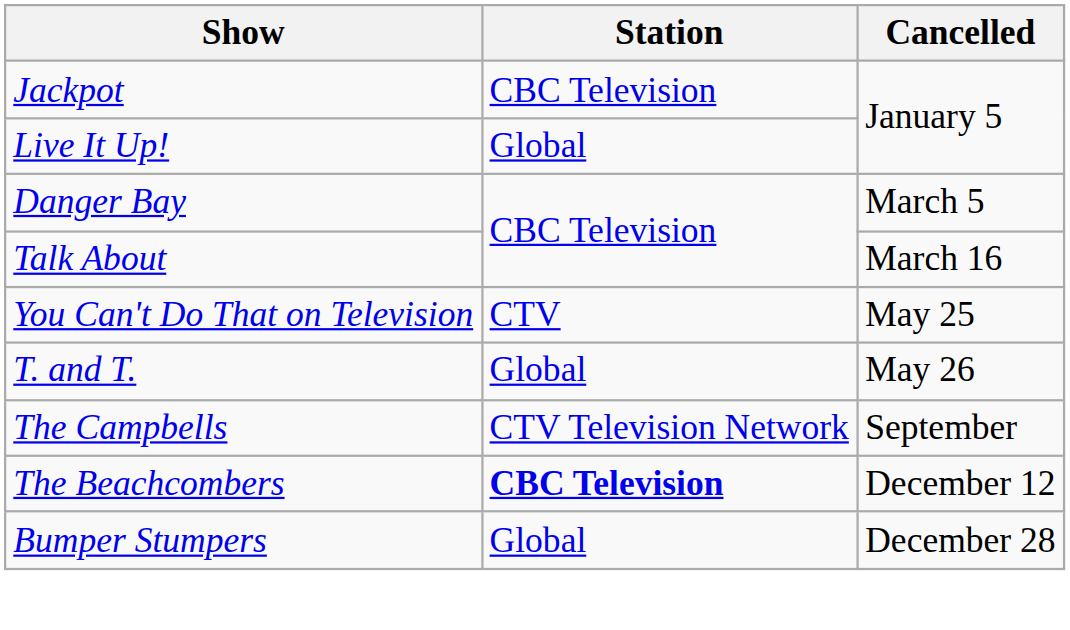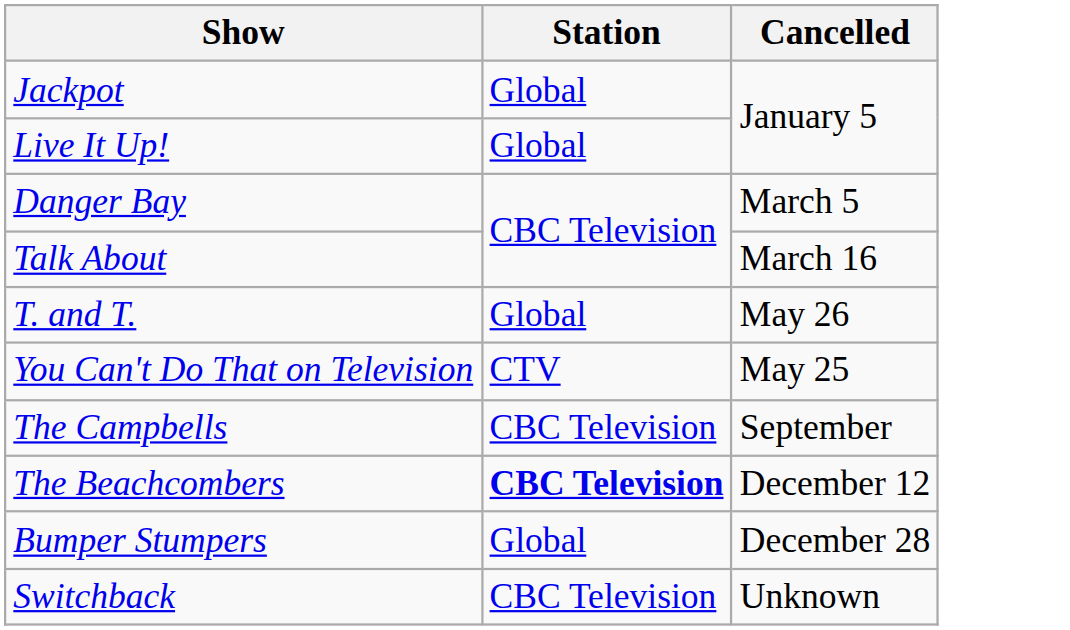(603, 88) CBC Television -> (538, 88) Global
rows swapped: (243, 314) <-> (75, 370)
(669, 426) CTV Television Network -> (603, 426) CBC Television
+ row: (94, 595)
